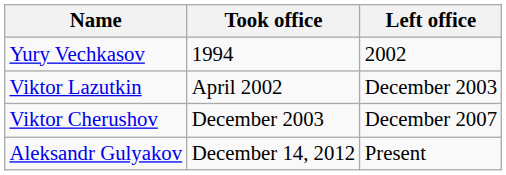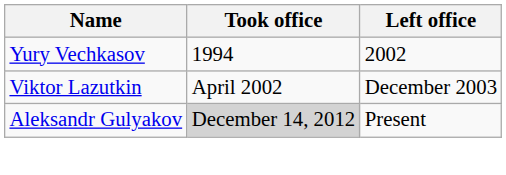- row: (84, 119)
(273, 152) no background -> (273, 119) lightgrey background
